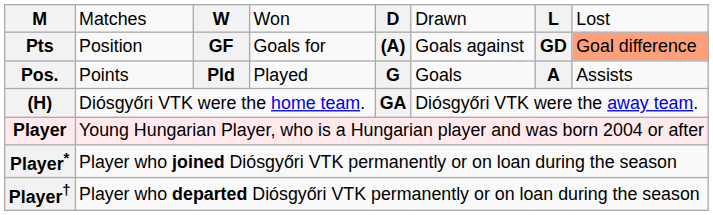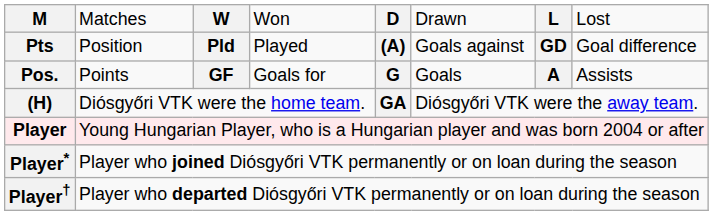(221, 46) GF -> (221, 46) Pld
(290, 46) Goals for -> (281, 46) Played
(636, 46) lightsalmon background -> (636, 46) no background
(221, 74) Pld -> (221, 74) GF
(281, 74) Played -> (290, 74) Goals for
